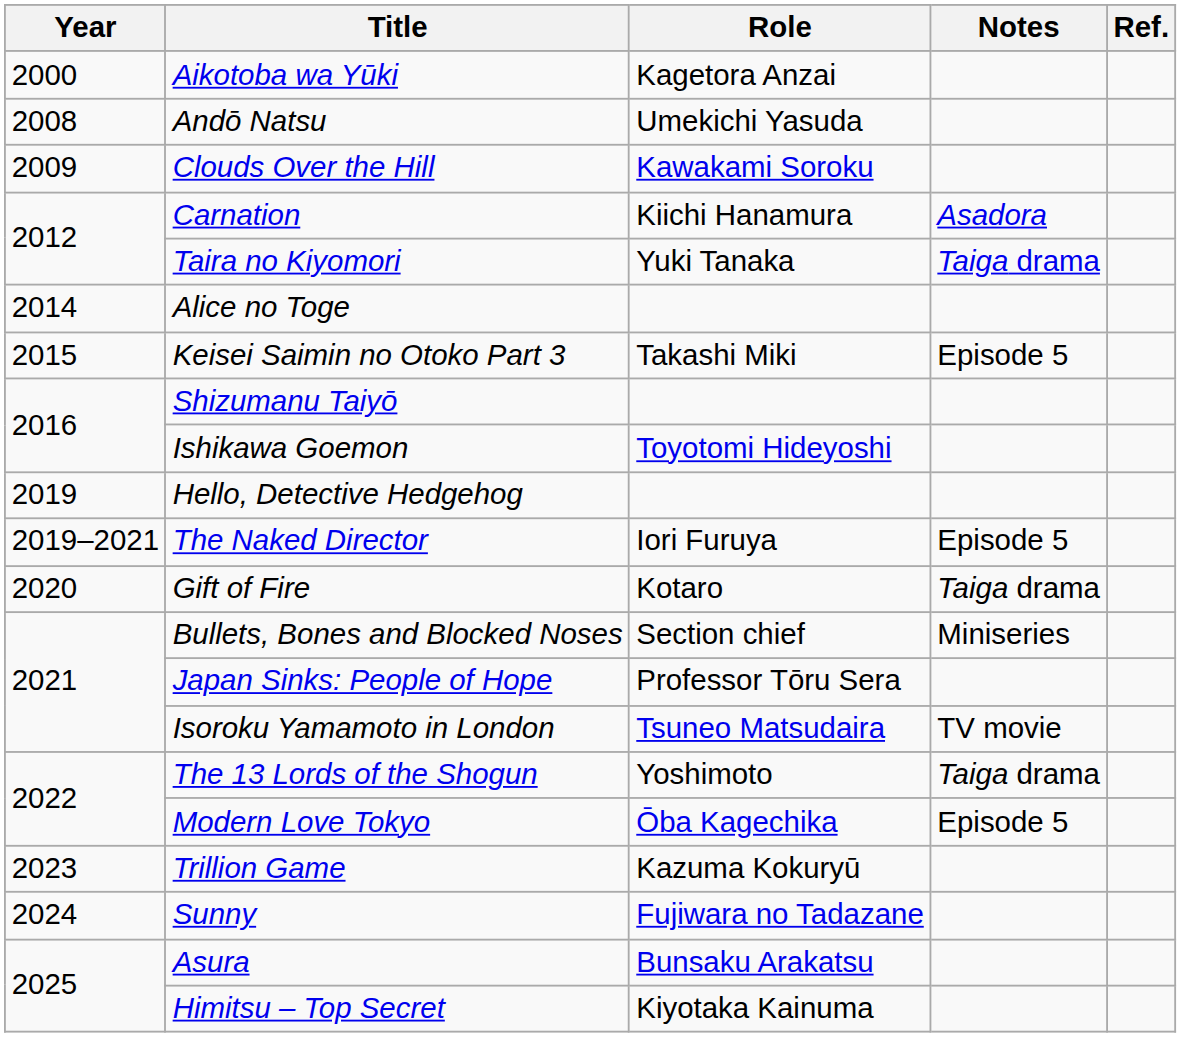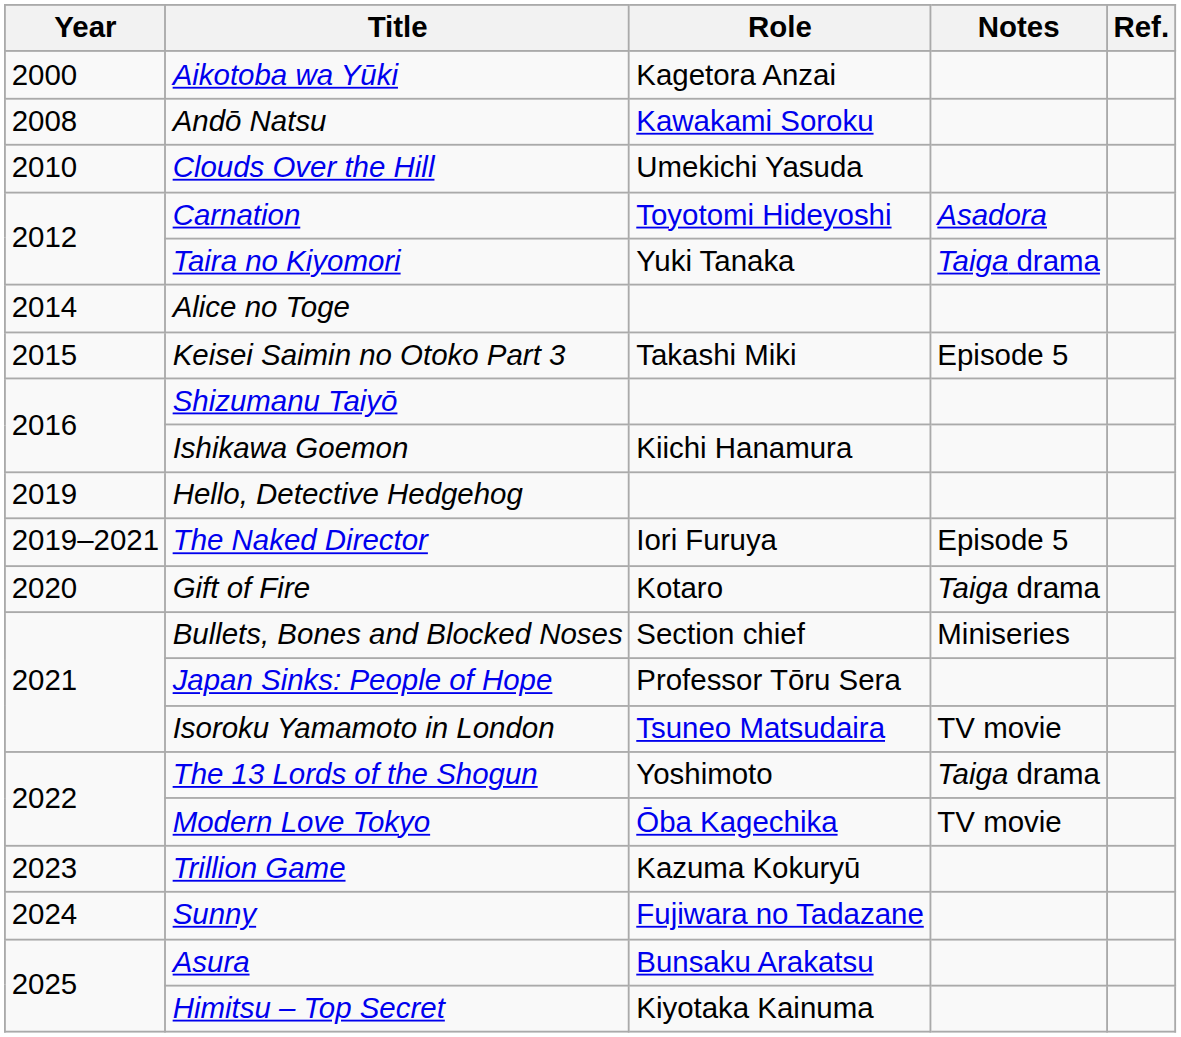(749, 121) Umekichi Yasuda -> (755, 121) Kawakami Soroku
(44, 167) 2009 -> (44, 167) 2010
(755, 167) Kawakami Soroku -> (749, 167) Umekichi Yasuda
(744, 214) Kiichi Hanamura -> (764, 214) Toyotomi Hideyoshi
(764, 448) Toyotomi Hideyoshi -> (744, 448) Kiichi Hanamura
(1003, 821) Episode 5 -> (1000, 821) TV movie
